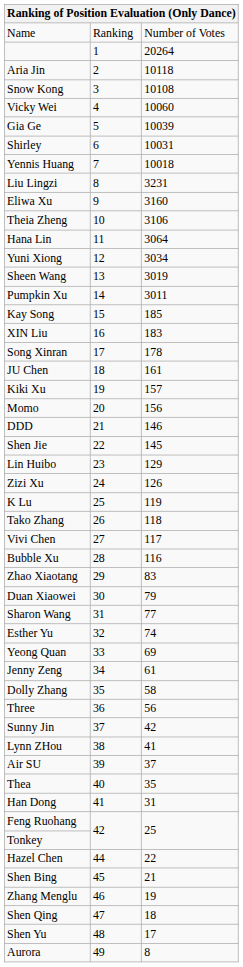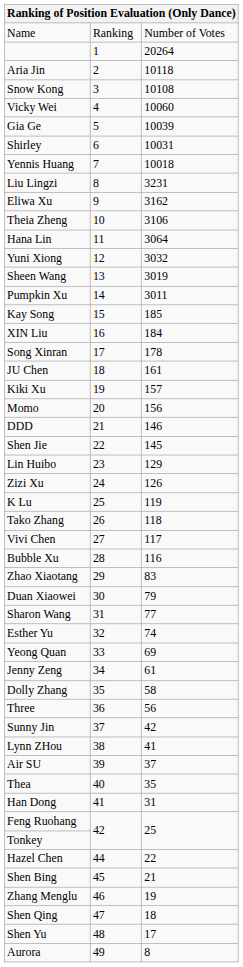(156, 201) 3160 -> (156, 201) 3162
(156, 257) 3034 -> (156, 257) 3032
(153, 333) 183 -> (153, 333) 184
